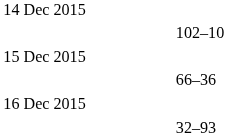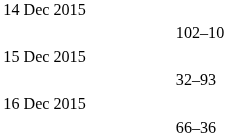rows swapped: (196, 80) <-> (196, 127)
